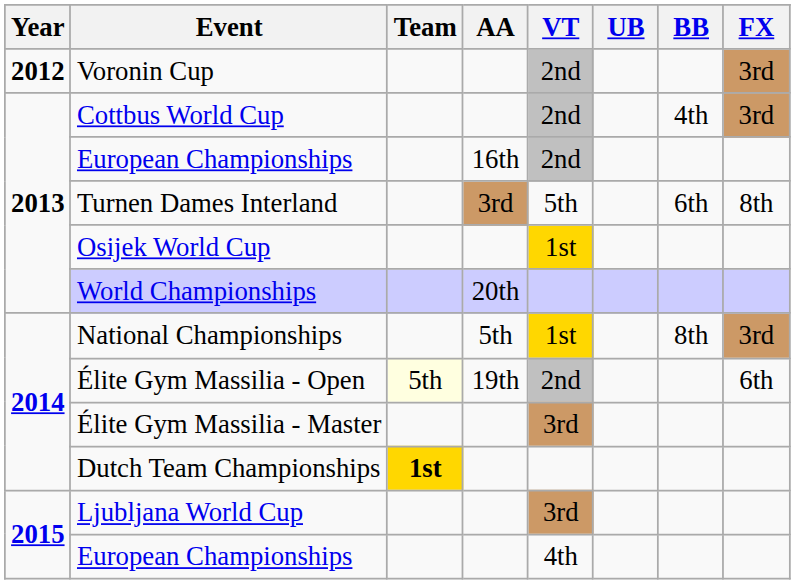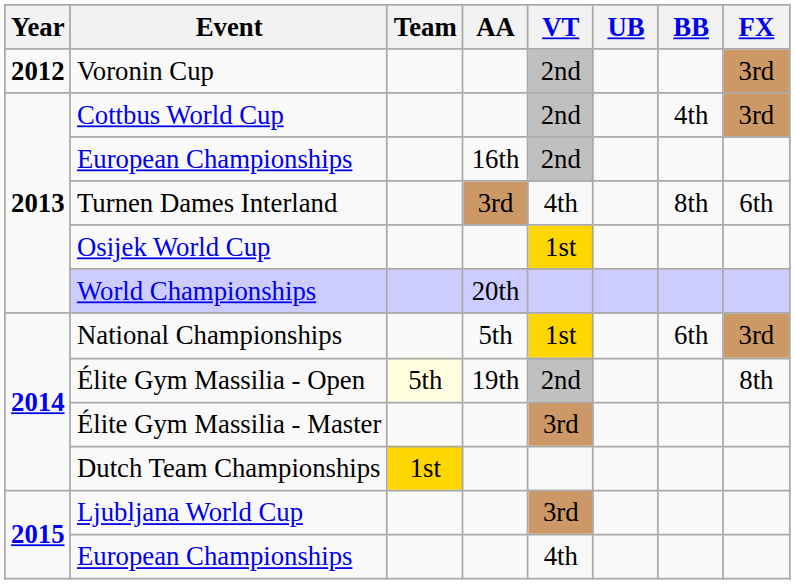(561, 203) 5th -> (561, 203) 4th
(691, 203) 6th -> (691, 203) 8th
(756, 203) 8th -> (756, 203) 6th
(691, 335) 8th -> (691, 335) 6th
(756, 379) 6th -> (756, 379) 8th
(425, 467) bold -> (425, 467) normal
